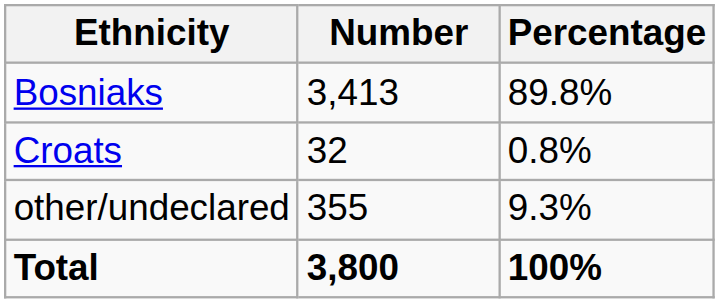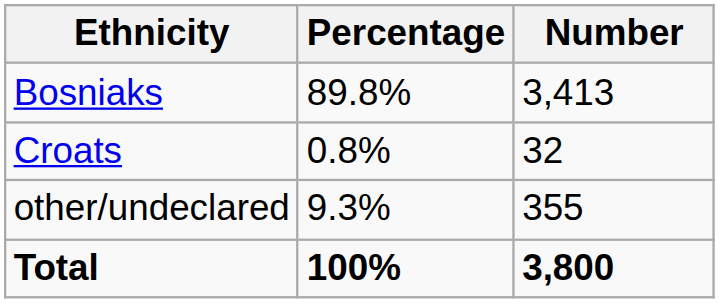columns swapped: (399, 33) <-> (607, 33)
